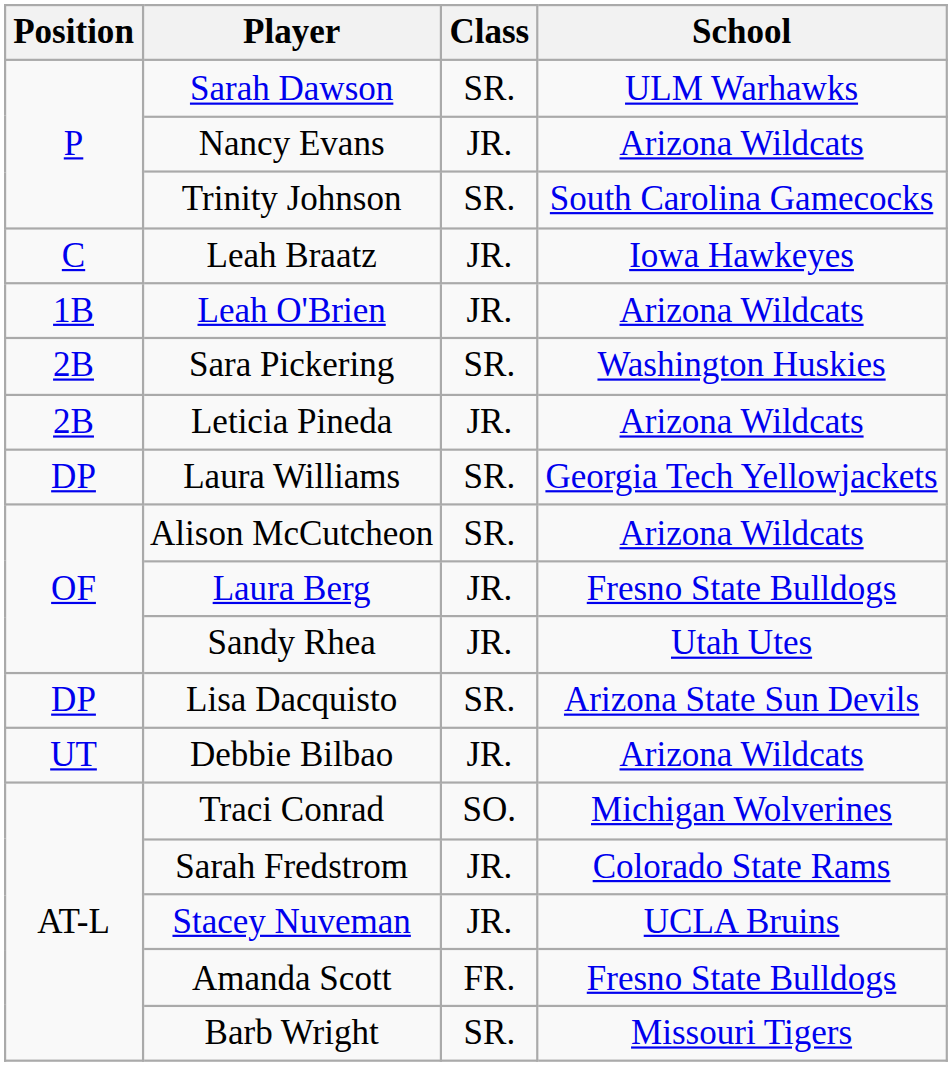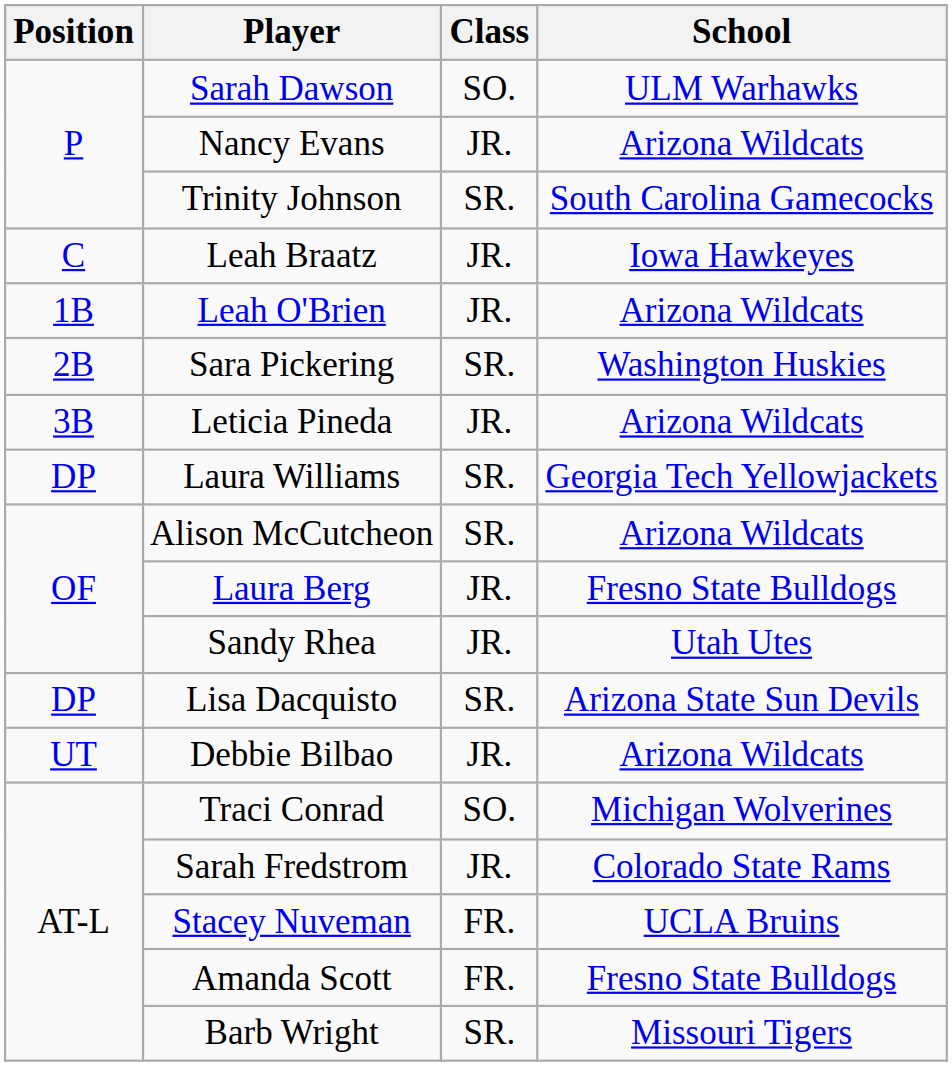(489, 87) SR. -> (489, 87) SO.
(74, 421) 2B -> (74, 421) 3B
(489, 921) JR. -> (489, 921) FR.
